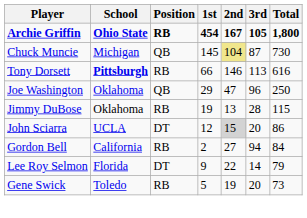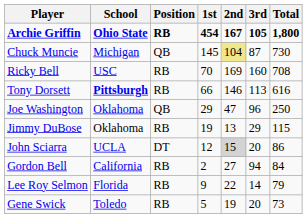+ row: (33, 71)
(255, 109) 28 -> (255, 128) 29
(162, 166) DT -> (162, 185) RB
